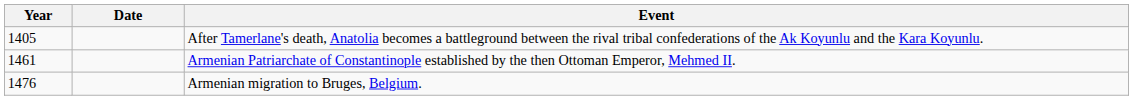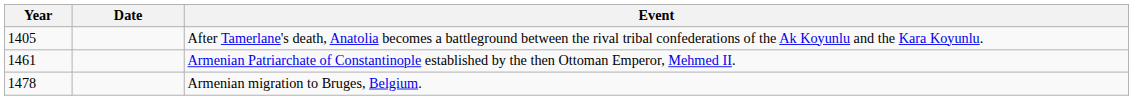(22, 83) 1476 -> (22, 83) 1478
